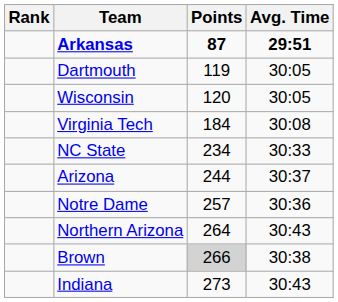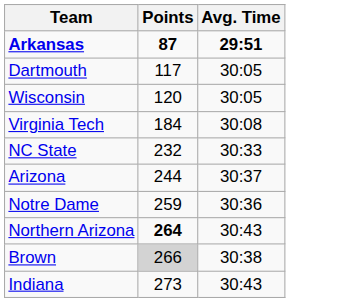- column: (29, 17)
(217, 71) 119 -> (168, 71) 117
(217, 151) 234 -> (168, 151) 232
(217, 204) 257 -> (168, 204) 259
(217, 230) normal -> (168, 230) bold
